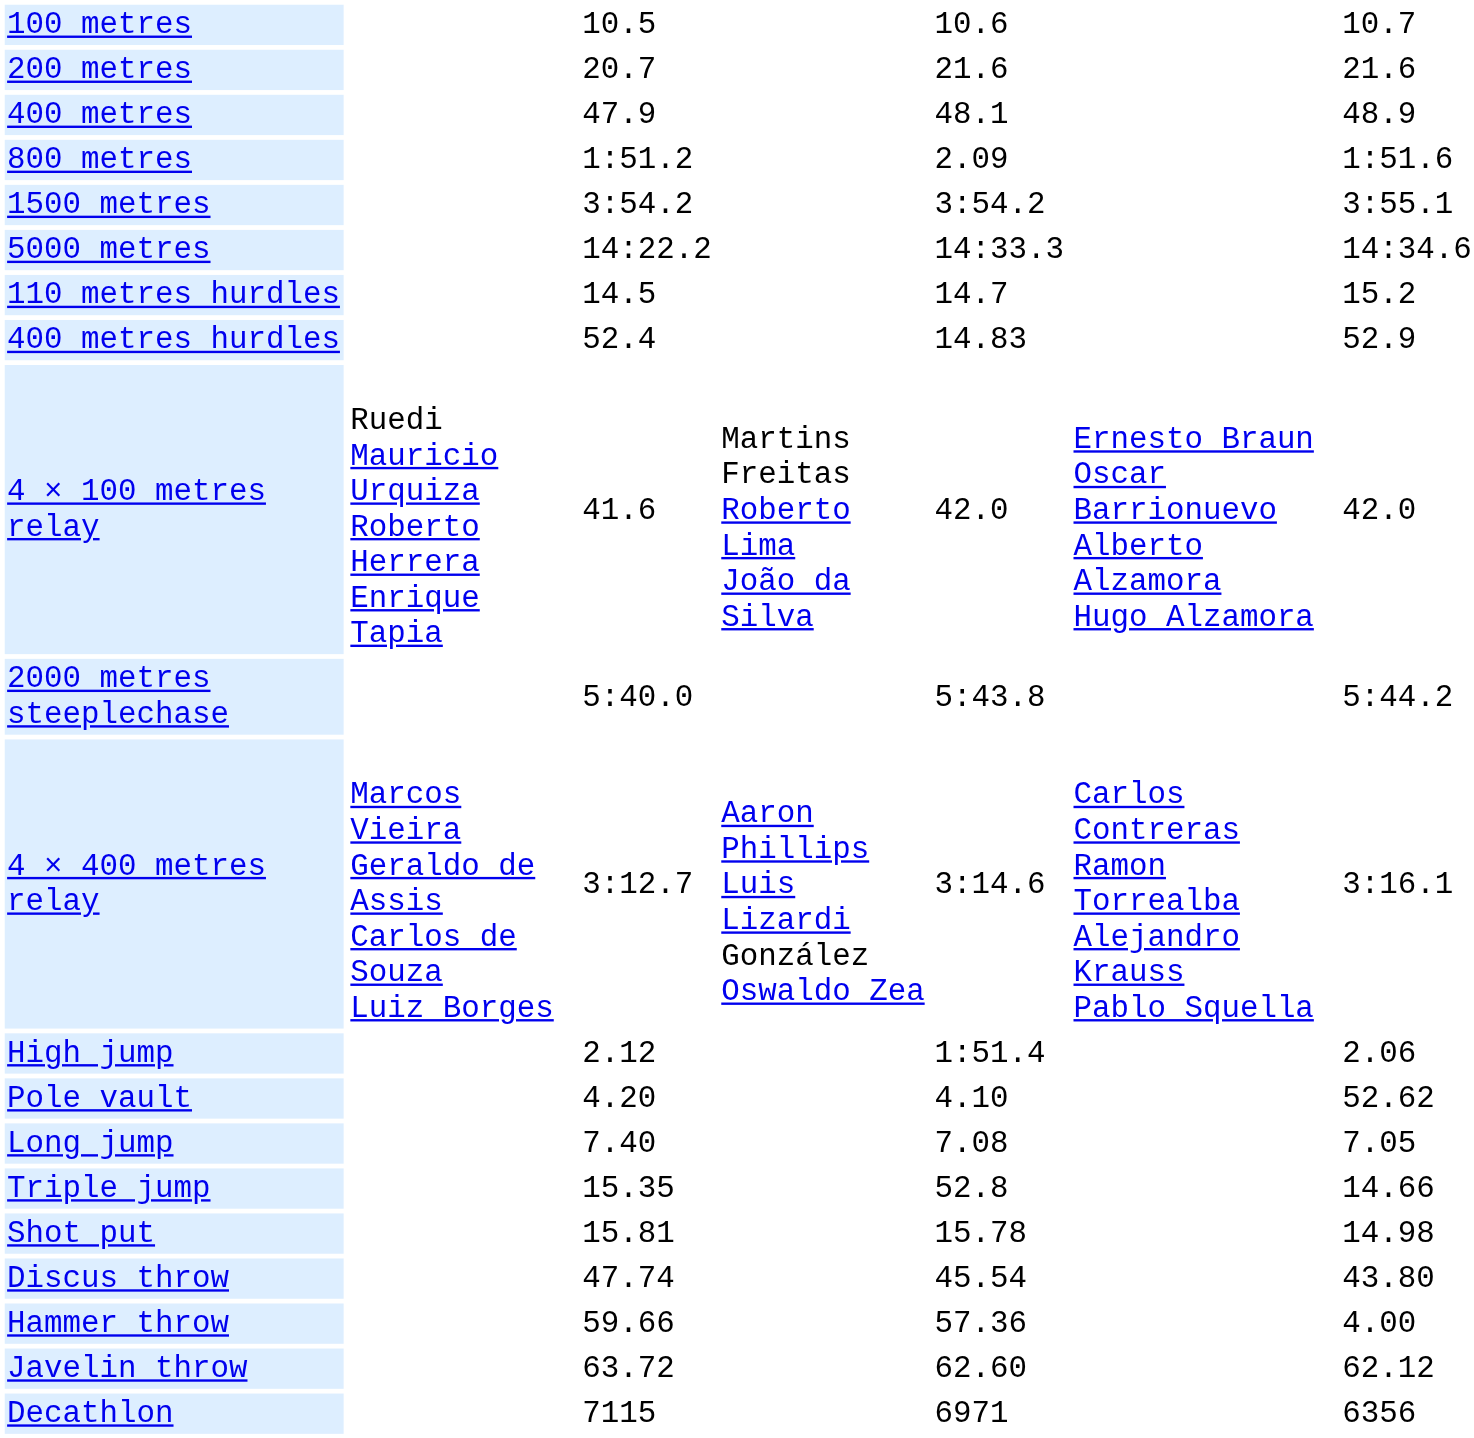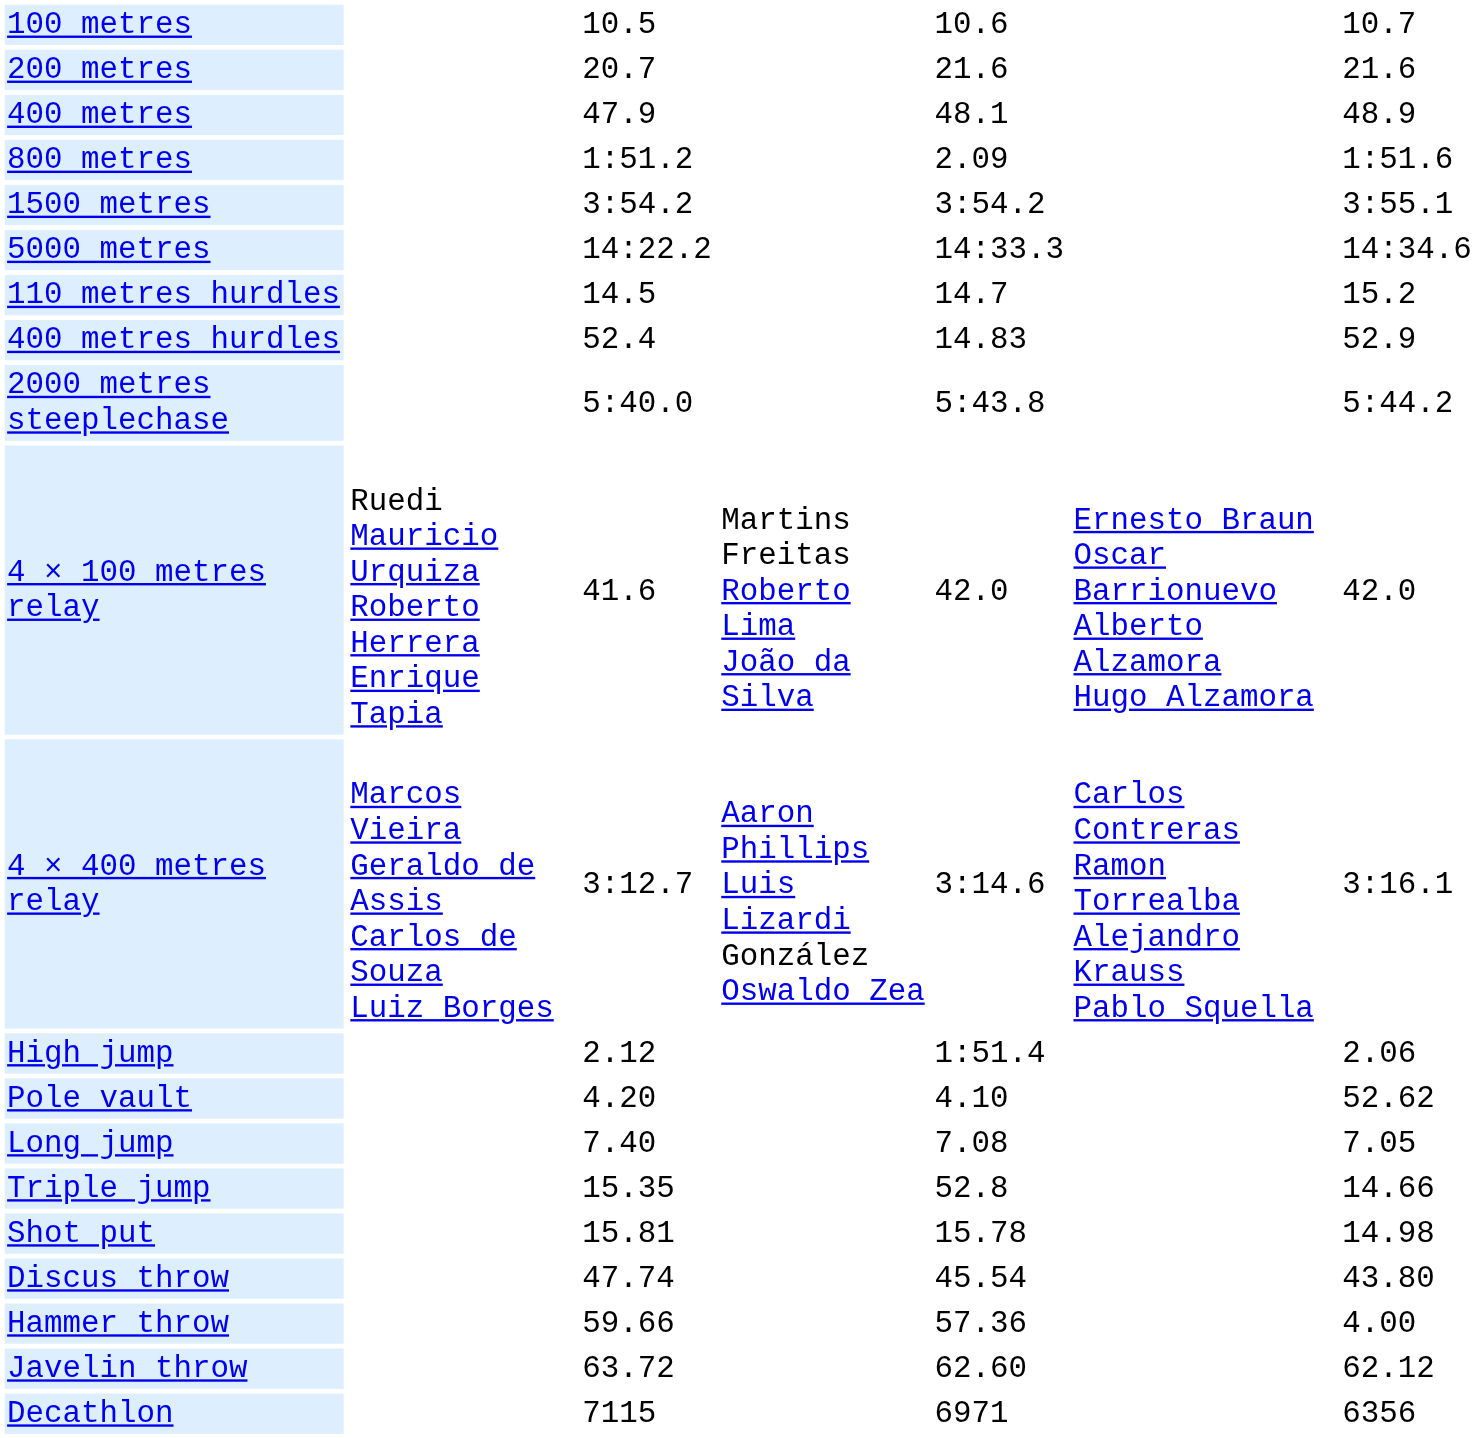rows swapped: (118, 697) <-> (137, 510)
